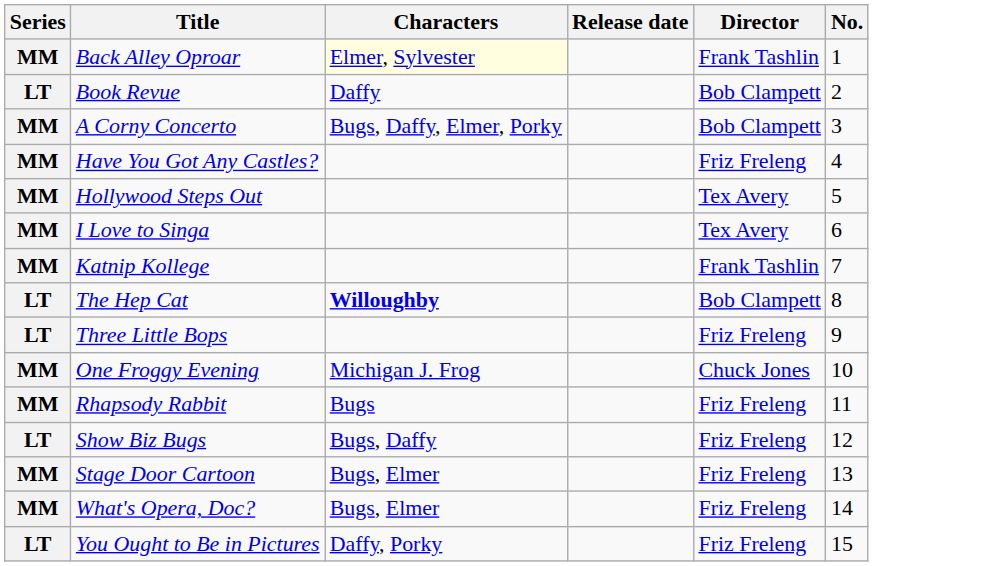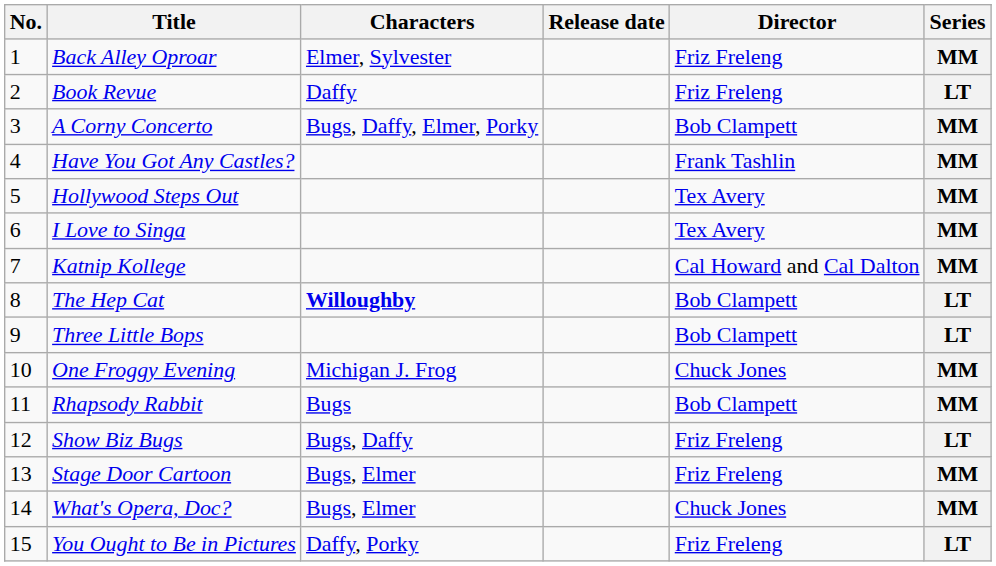columns swapped: (847, 21) <-> (38, 21)
(402, 56) lightyellow background -> (379, 56) no background
(759, 56) Frank Tashlin -> (729, 56) Friz Freleng
(760, 91) Bob Clampett -> (729, 91) Friz Freleng
(752, 160) Friz Freleng -> (735, 160) Frank Tashlin
(759, 265) Frank Tashlin -> (797, 265) Cal Howard and Cal Dalton
(752, 334) Friz Freleng -> (736, 334) Bob Clampett
(752, 404) Friz Freleng -> (736, 404) Bob Clampett
(752, 508) Friz Freleng -> (730, 508) Chuck Jones
